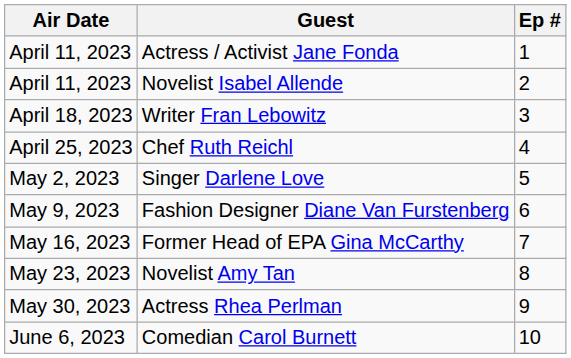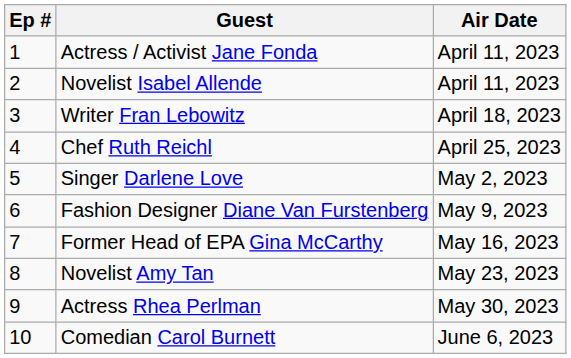columns swapped: (540, 20) <-> (71, 20)
